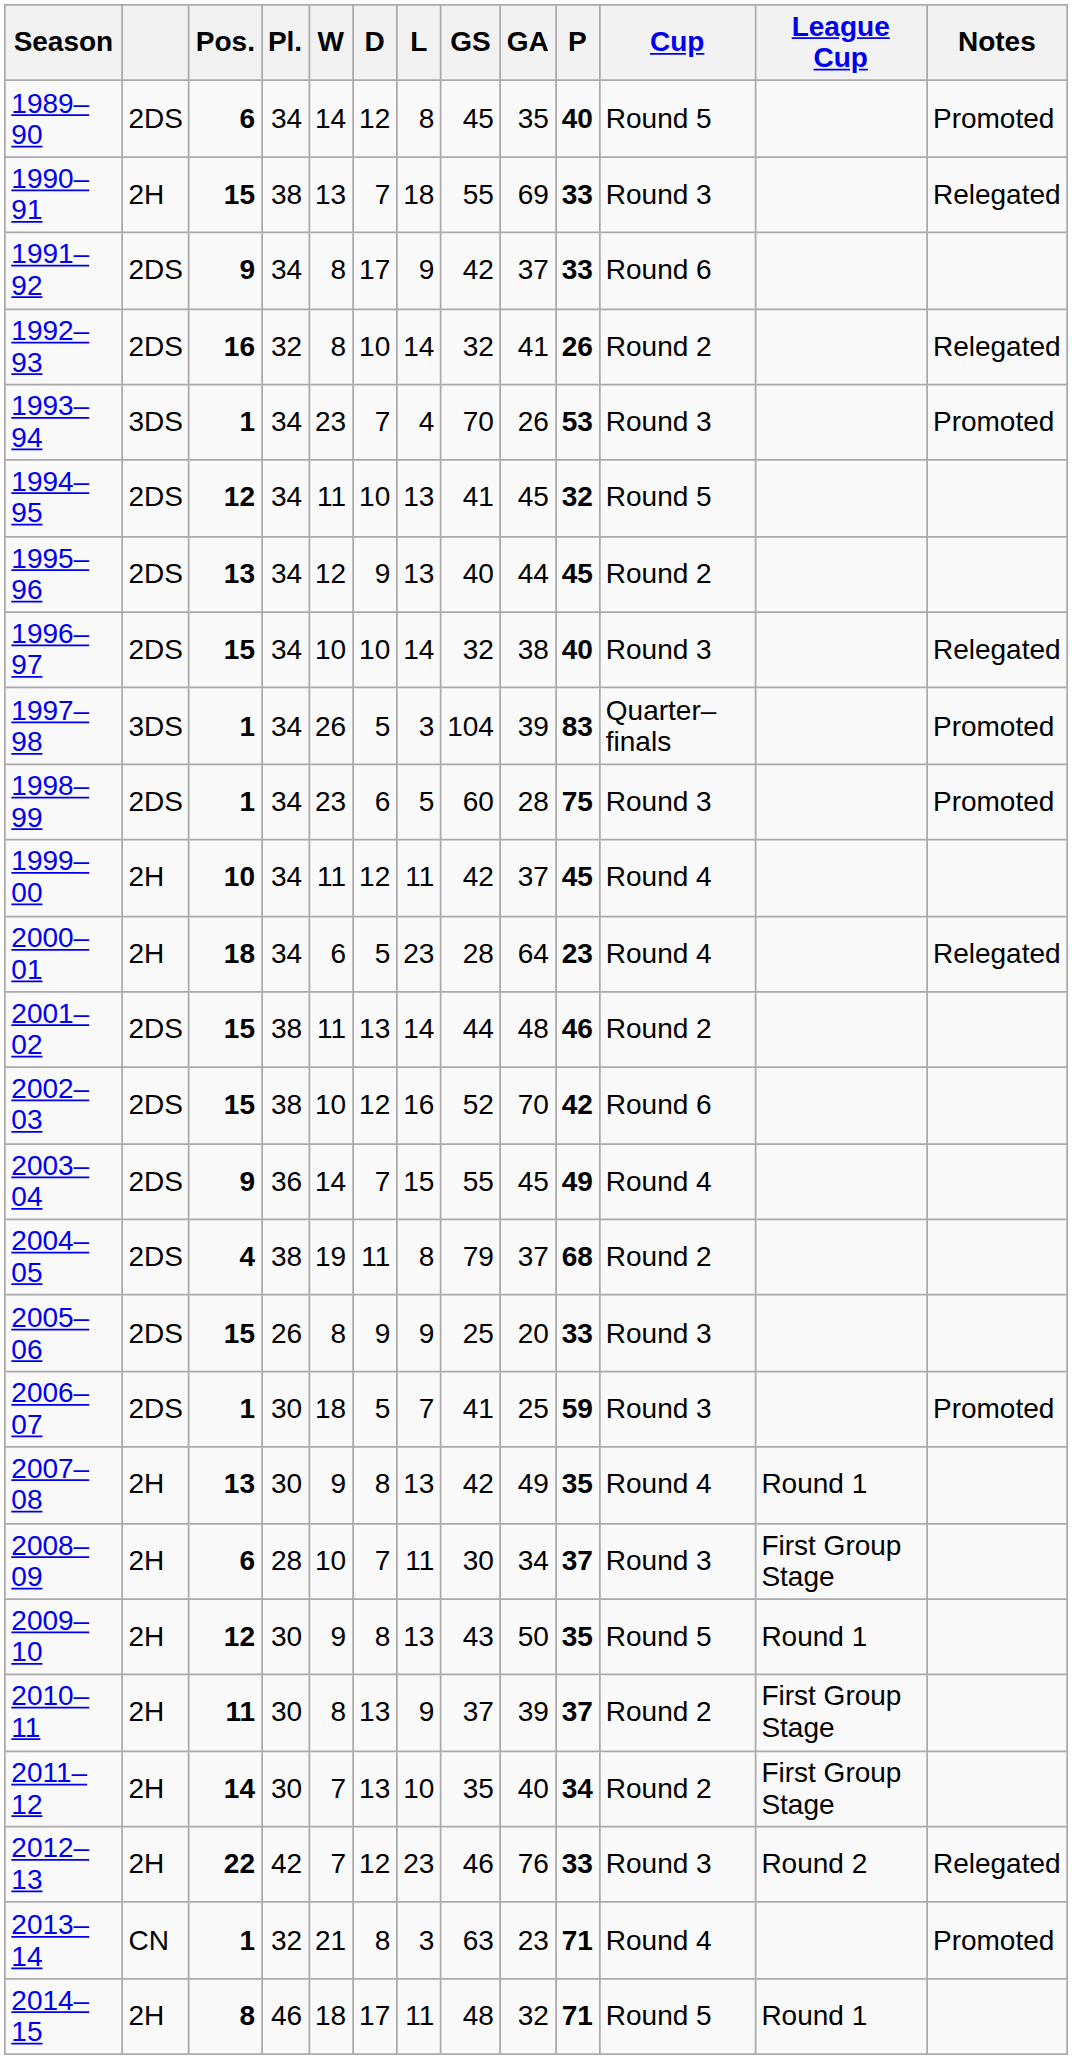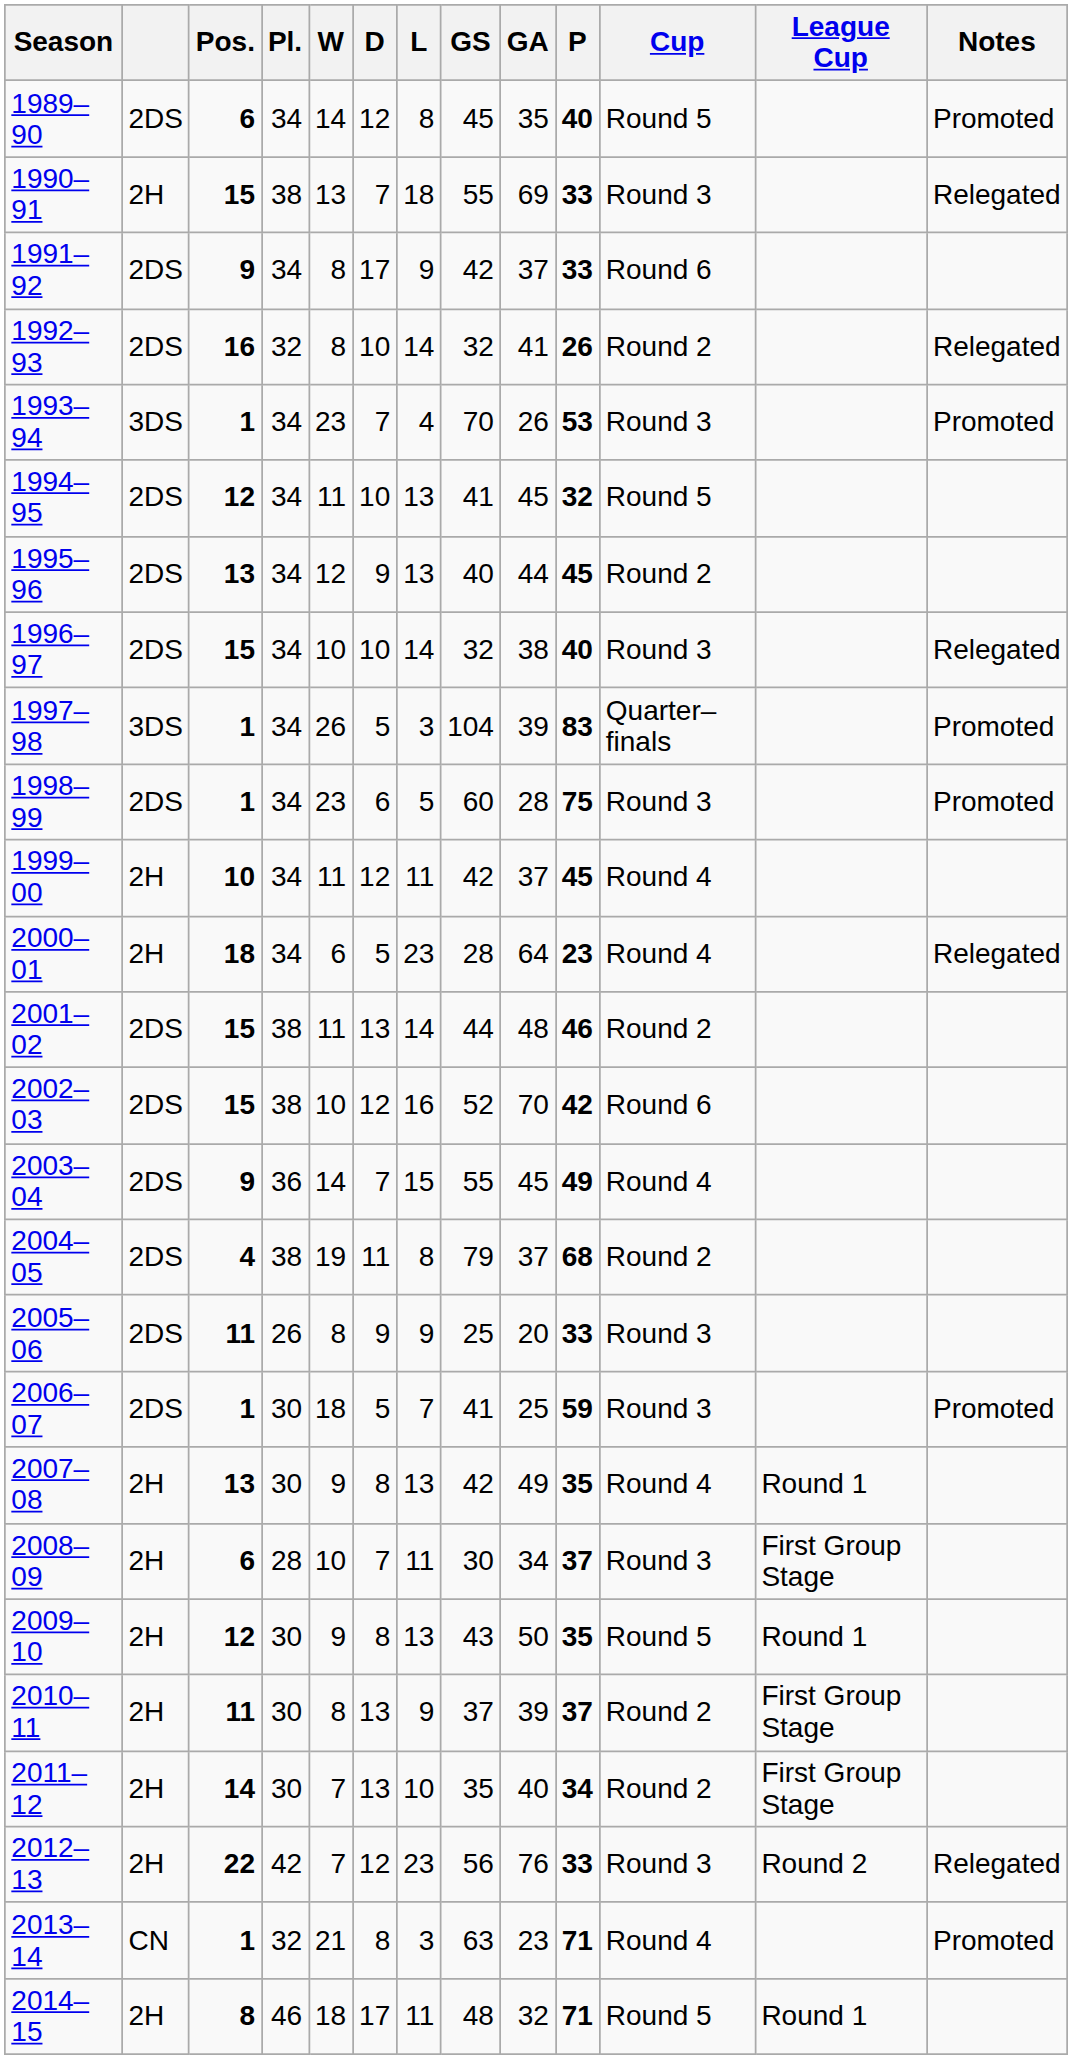(239, 1332) 15 -> (240, 1332) 11
(478, 1864) 46 -> (478, 1864) 56
